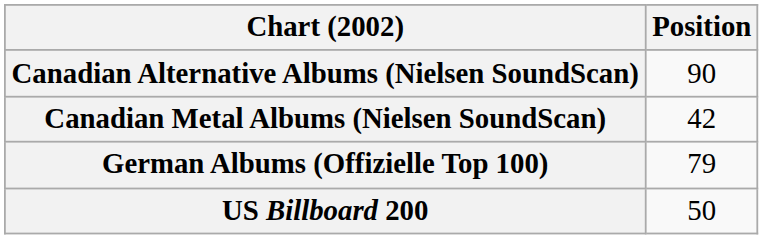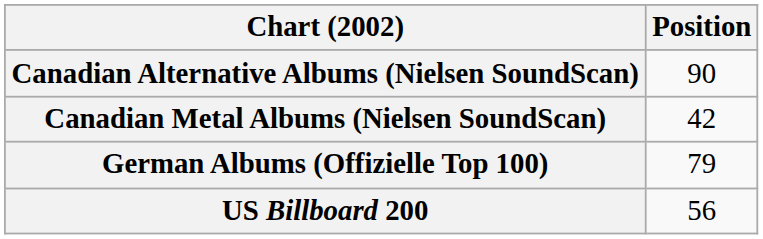(702, 210) 50 -> (702, 210) 56
